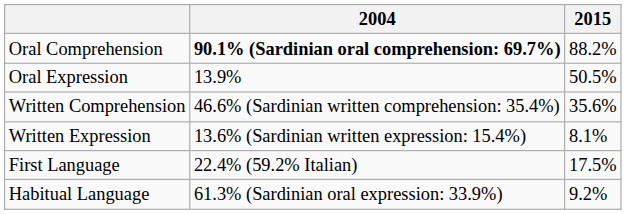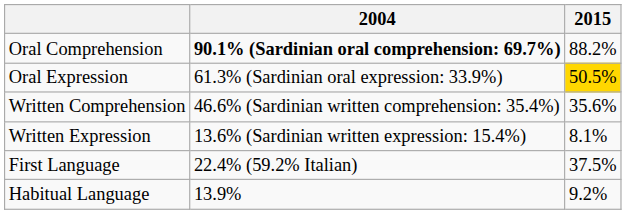(218, 77) 13.9% -> (348, 77) 61.3% (Sardinian oral expression: 33.9%)
(593, 77) no background -> (593, 77) gold background
(593, 164) 17.5% -> (593, 164) 37.5%
(348, 194) 61.3% (Sardinian oral expression: 33.9%) -> (218, 194) 13.9%
